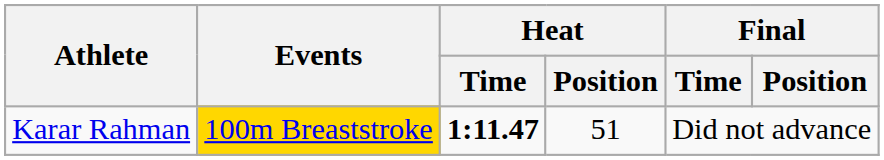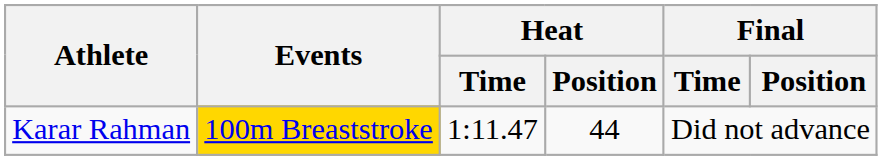(493, 130) bold -> (493, 130) normal
(606, 130) 51 -> (604, 130) 44
